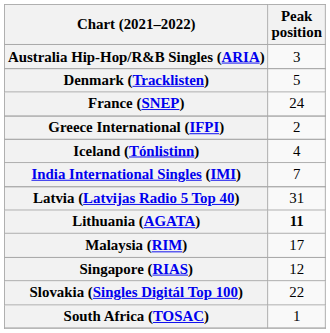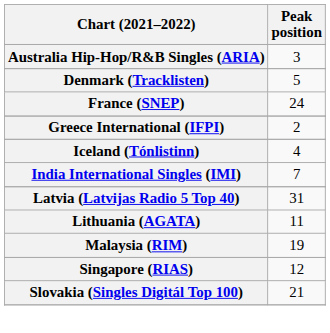(297, 221) bold -> (297, 221) normal
(297, 245) 17 -> (297, 245) 19
(297, 292) 22 -> (297, 292) 21
- row: (136, 316)
